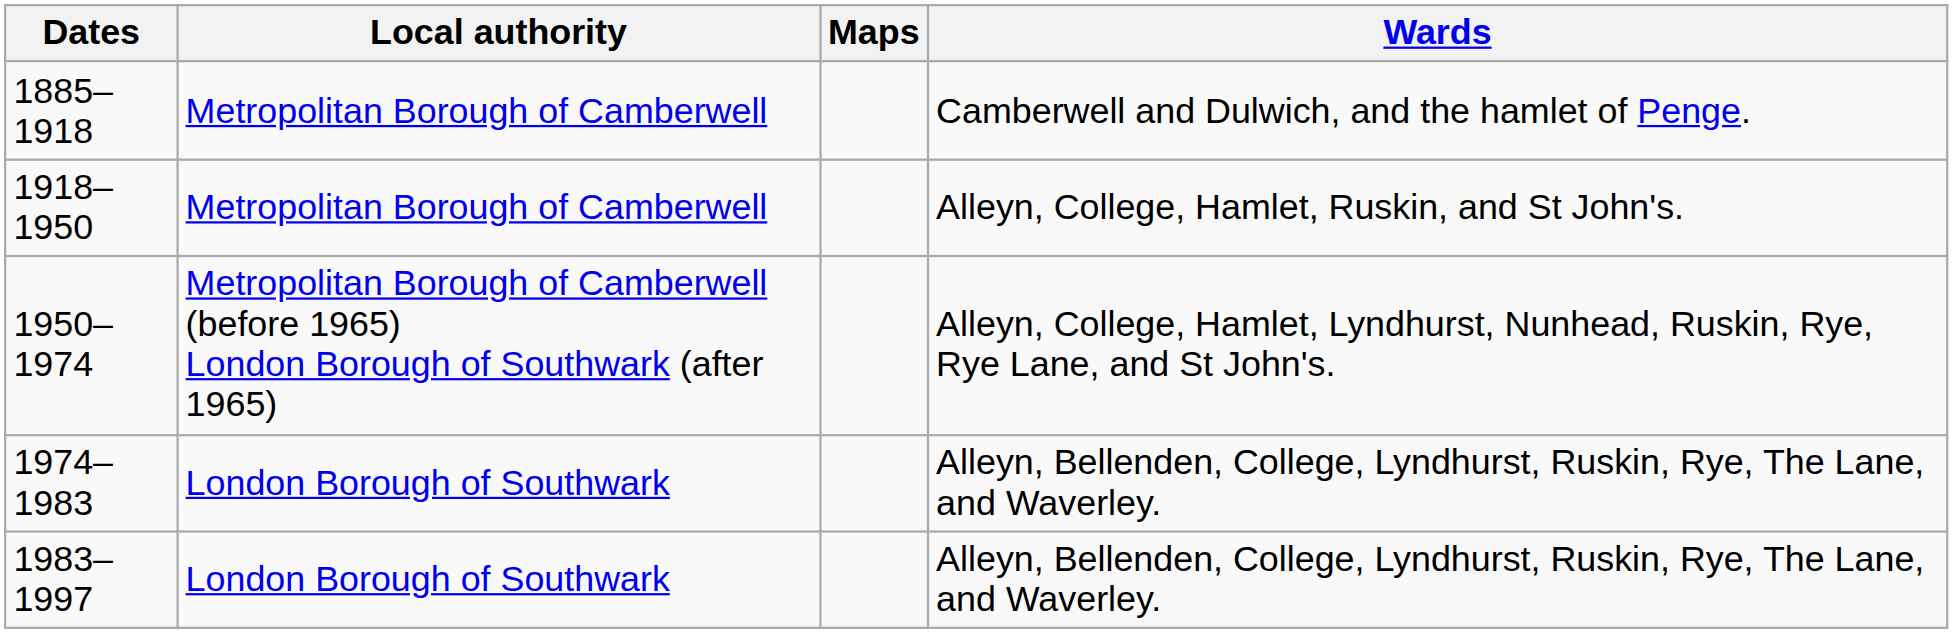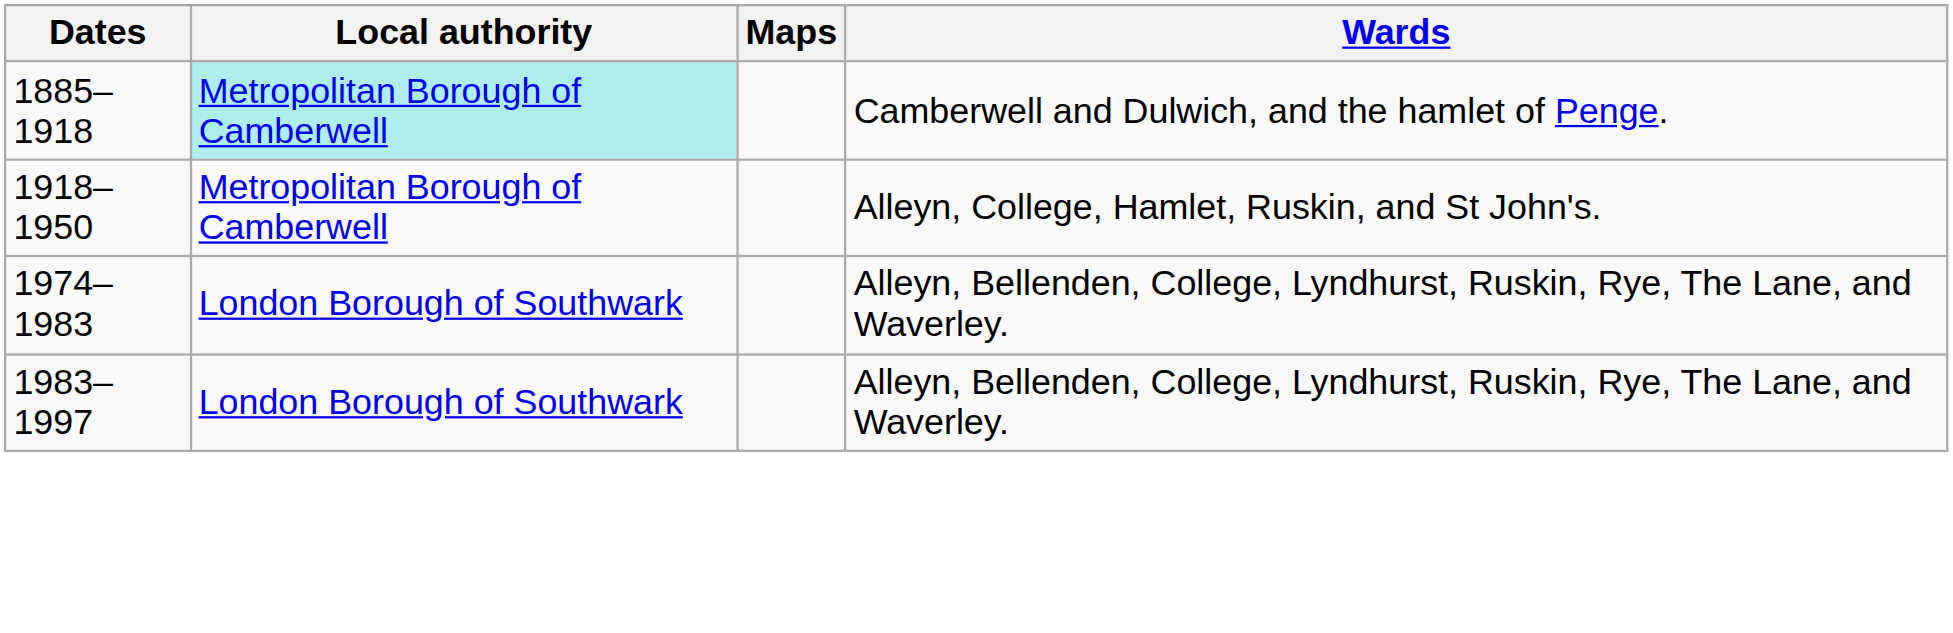(476, 109) no background -> (390, 109) paleturquoise background
- row: (63, 344)
